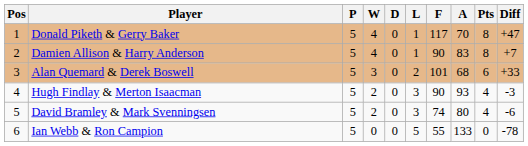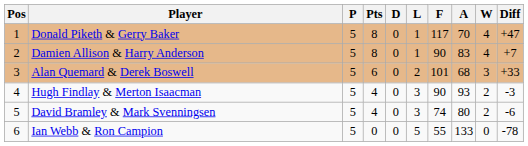columns swapped: (374, 14) <-> (486, 14)
